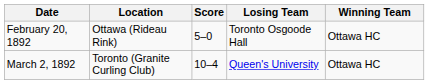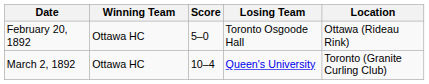columns swapped: (375, 13) <-> (141, 13)
